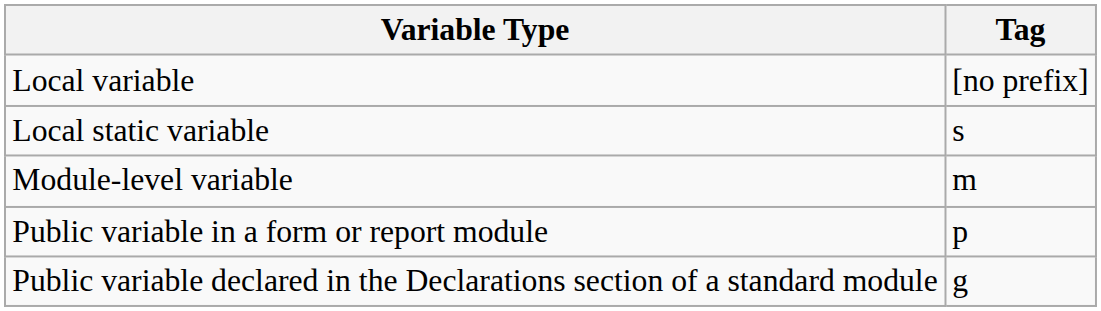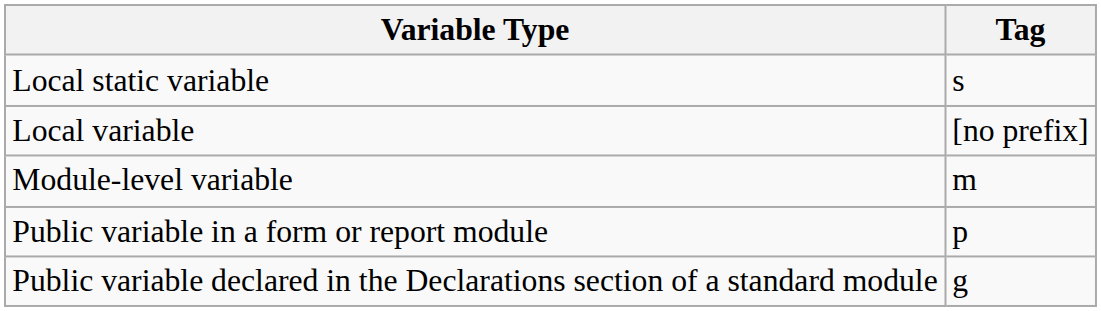rows swapped: (103, 79) <-> (141, 130)
